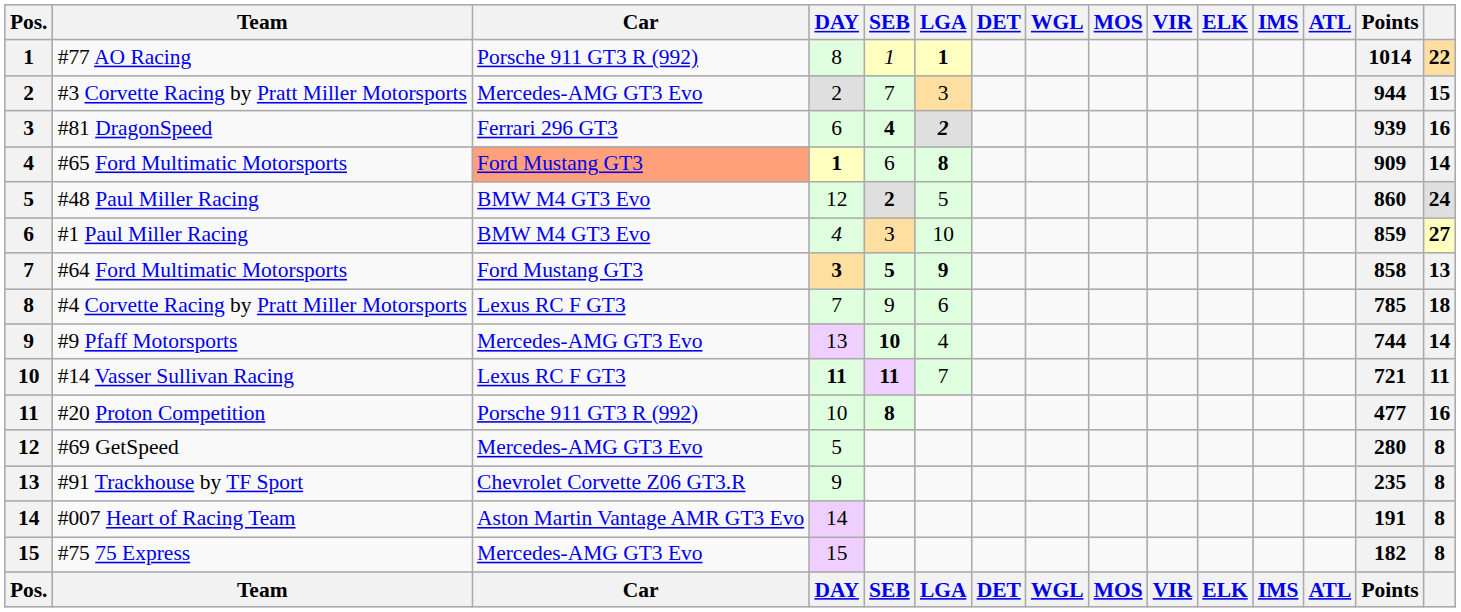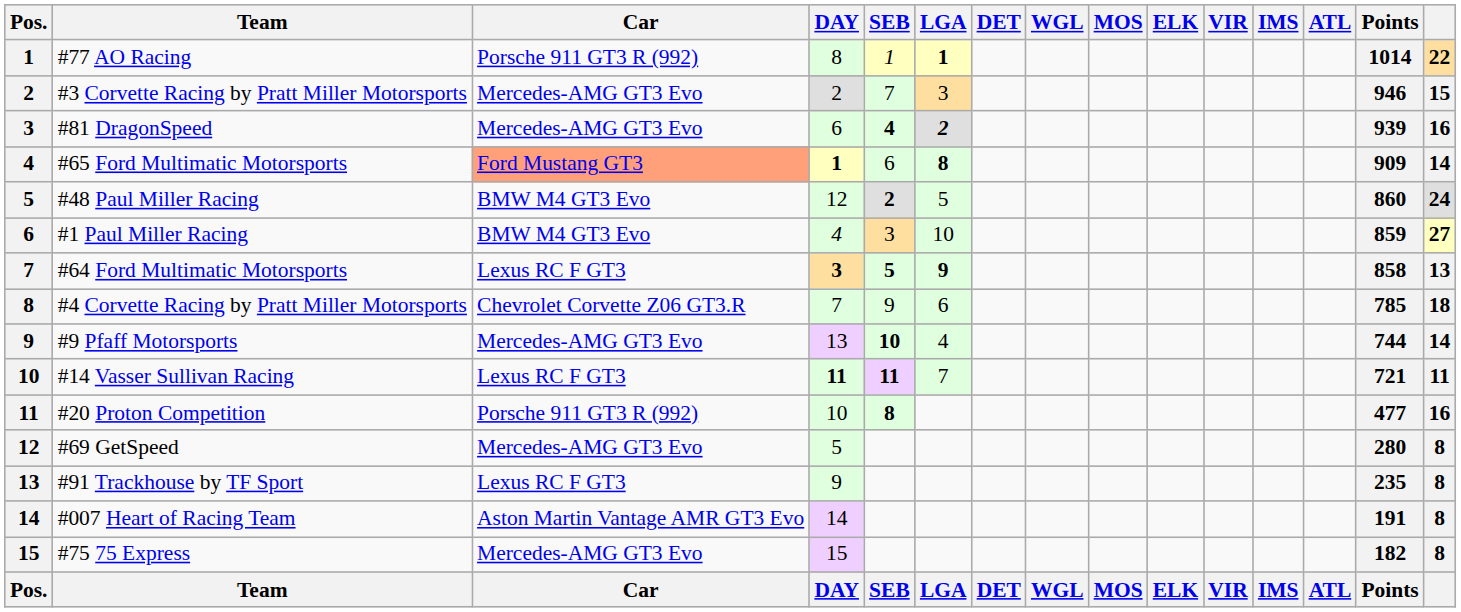columns swapped: (1225, 21) <-> (1172, 21)
(1390, 92) 944 -> (1390, 92) 946
(547, 128) Ferrari 296 GT3 -> (590, 128) Mercedes-AMG GT3 Evo
(560, 269) Ford Mustang GT3 -> (551, 269) Lexus RC F GT3
(551, 305) Lexus RC F GT3 -> (611, 305) Chevrolet Corvette Z06 GT3.R
(611, 482) Chevrolet Corvette Z06 GT3.R -> (551, 482) Lexus RC F GT3
